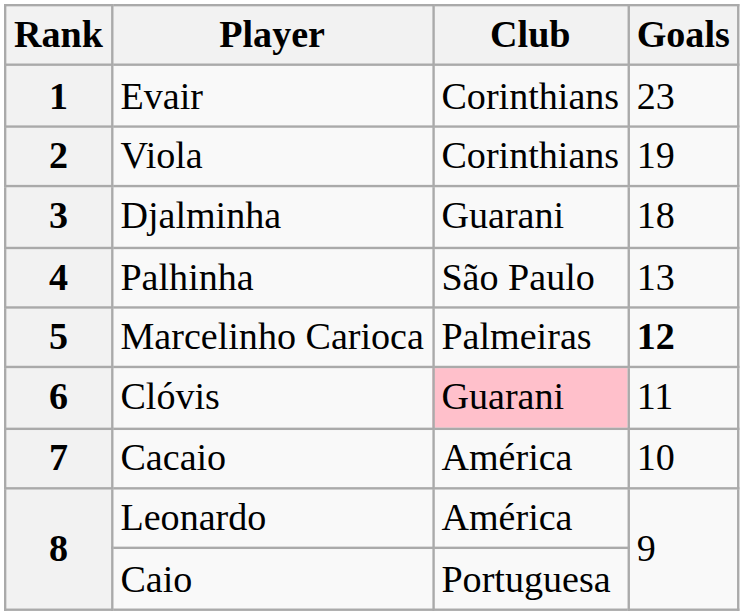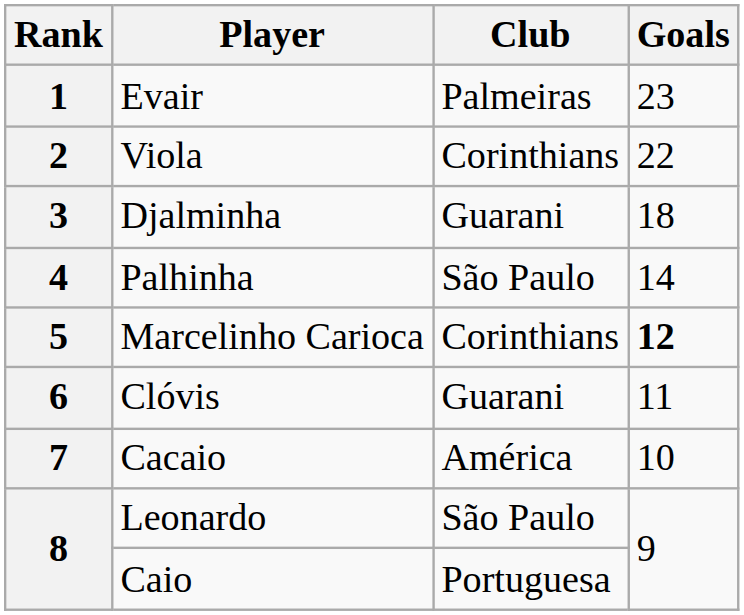(530, 95) Corinthians -> (517, 95) Palmeiras
(656, 155) 19 -> (656, 155) 22
(656, 276) 13 -> (656, 276) 14
(517, 336) Palmeiras -> (530, 336) Corinthians
(503, 397) pink background -> (503, 397) no background
(507, 517) América -> (518, 517) São Paulo
